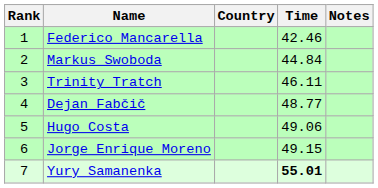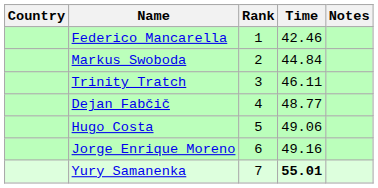columns swapped: (24, 16) <-> (246, 16)
(302, 149) 49.15 -> (302, 149) 49.16
